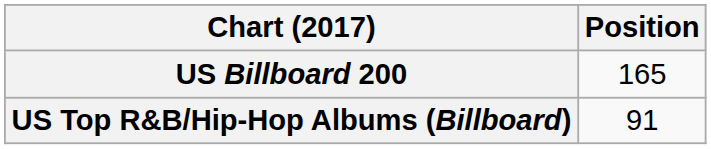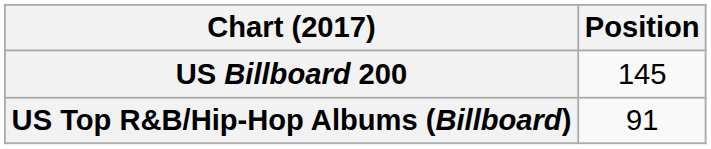(642, 73) 165 -> (642, 73) 145
